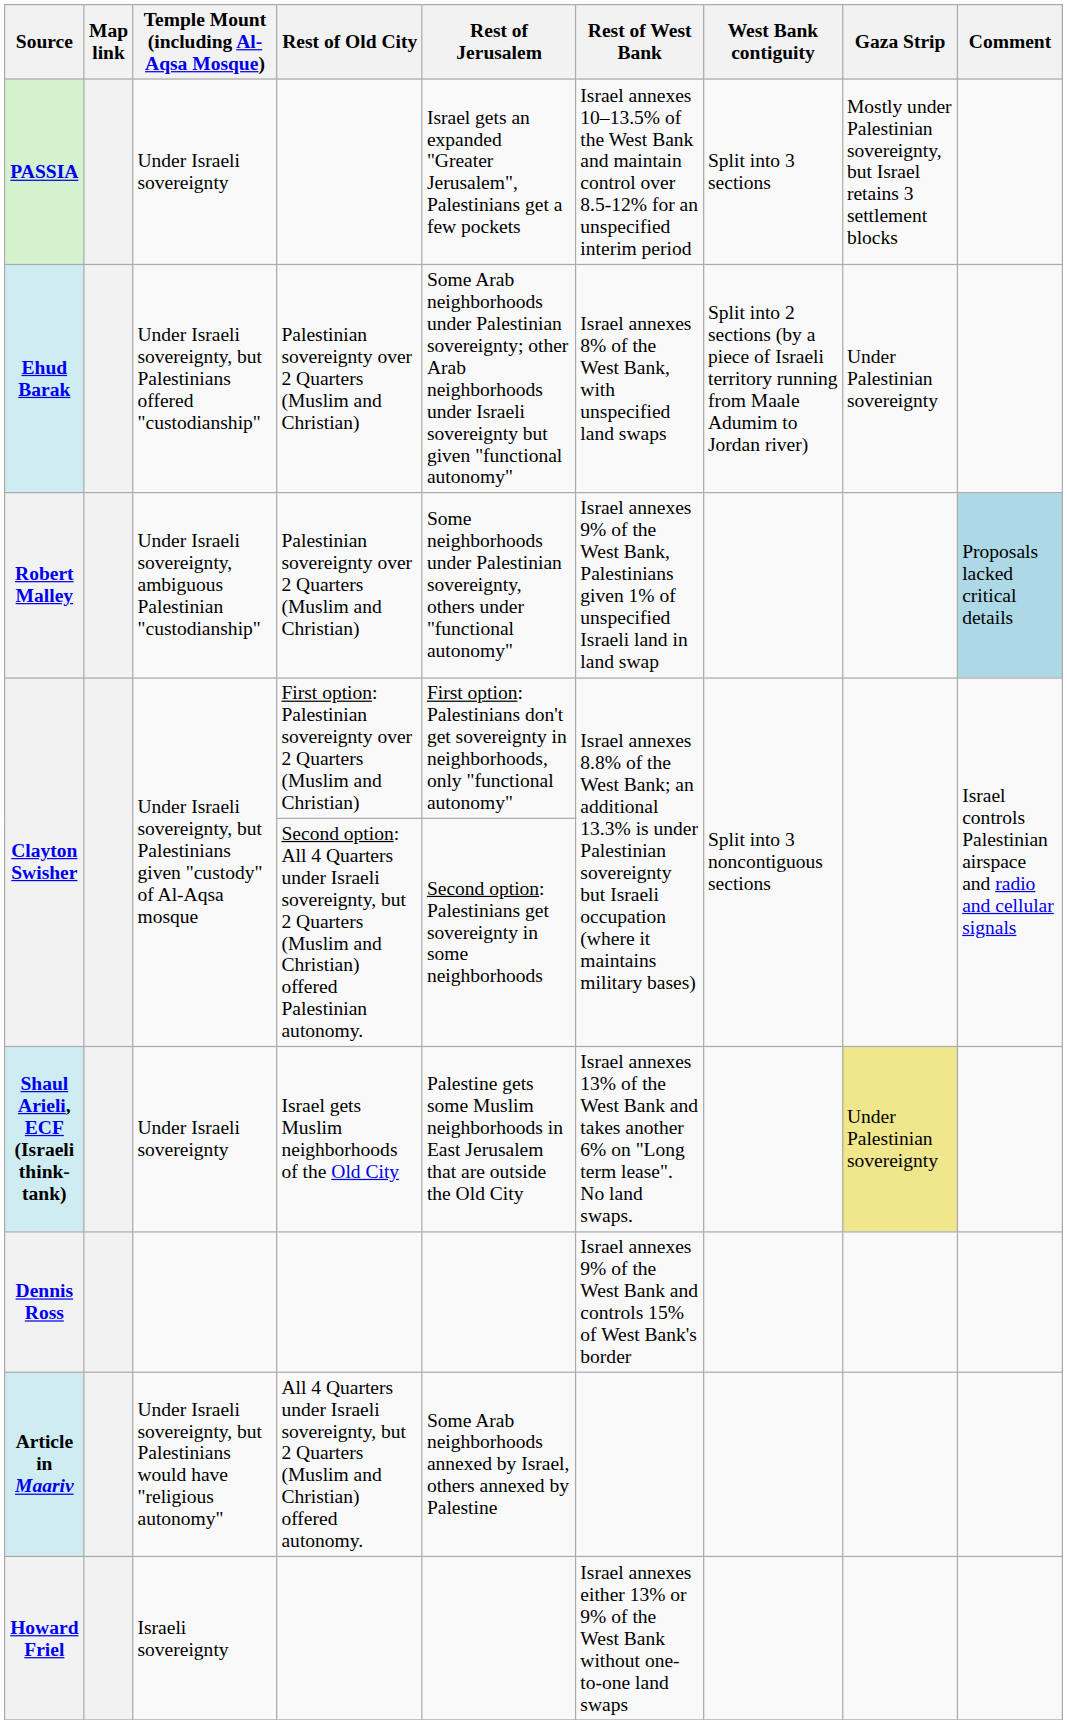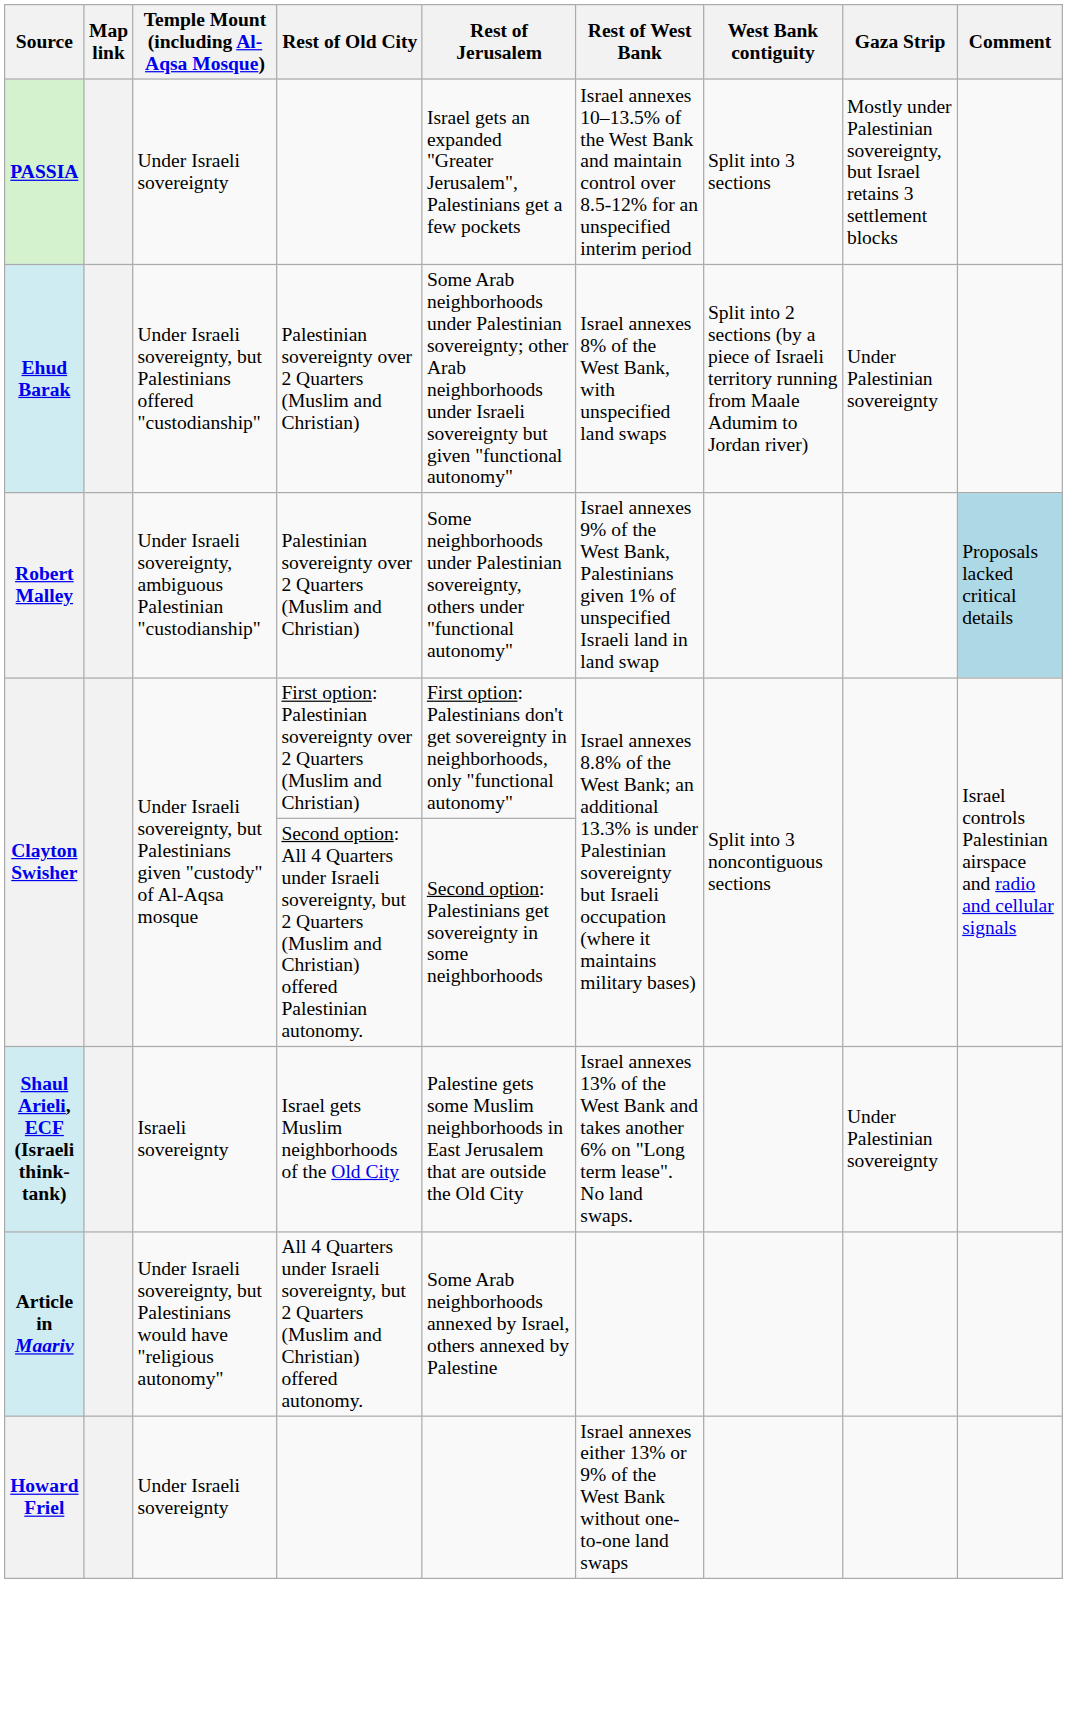(189, 1139) Under Israeli sovereignty -> (183, 1139) Israeli sovereignty
(892, 1139) khaki background -> (892, 1139) no background
- row: (44, 1301)
(183, 1638) Israeli sovereignty -> (189, 1497) Under Israeli sovereignty
